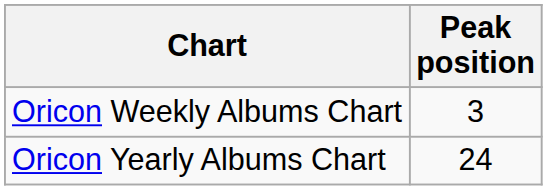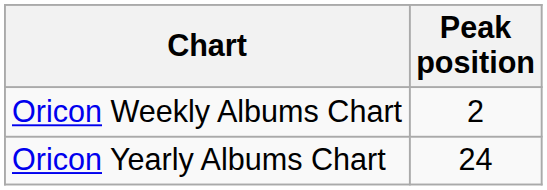(476, 111) 3 -> (476, 111) 2
